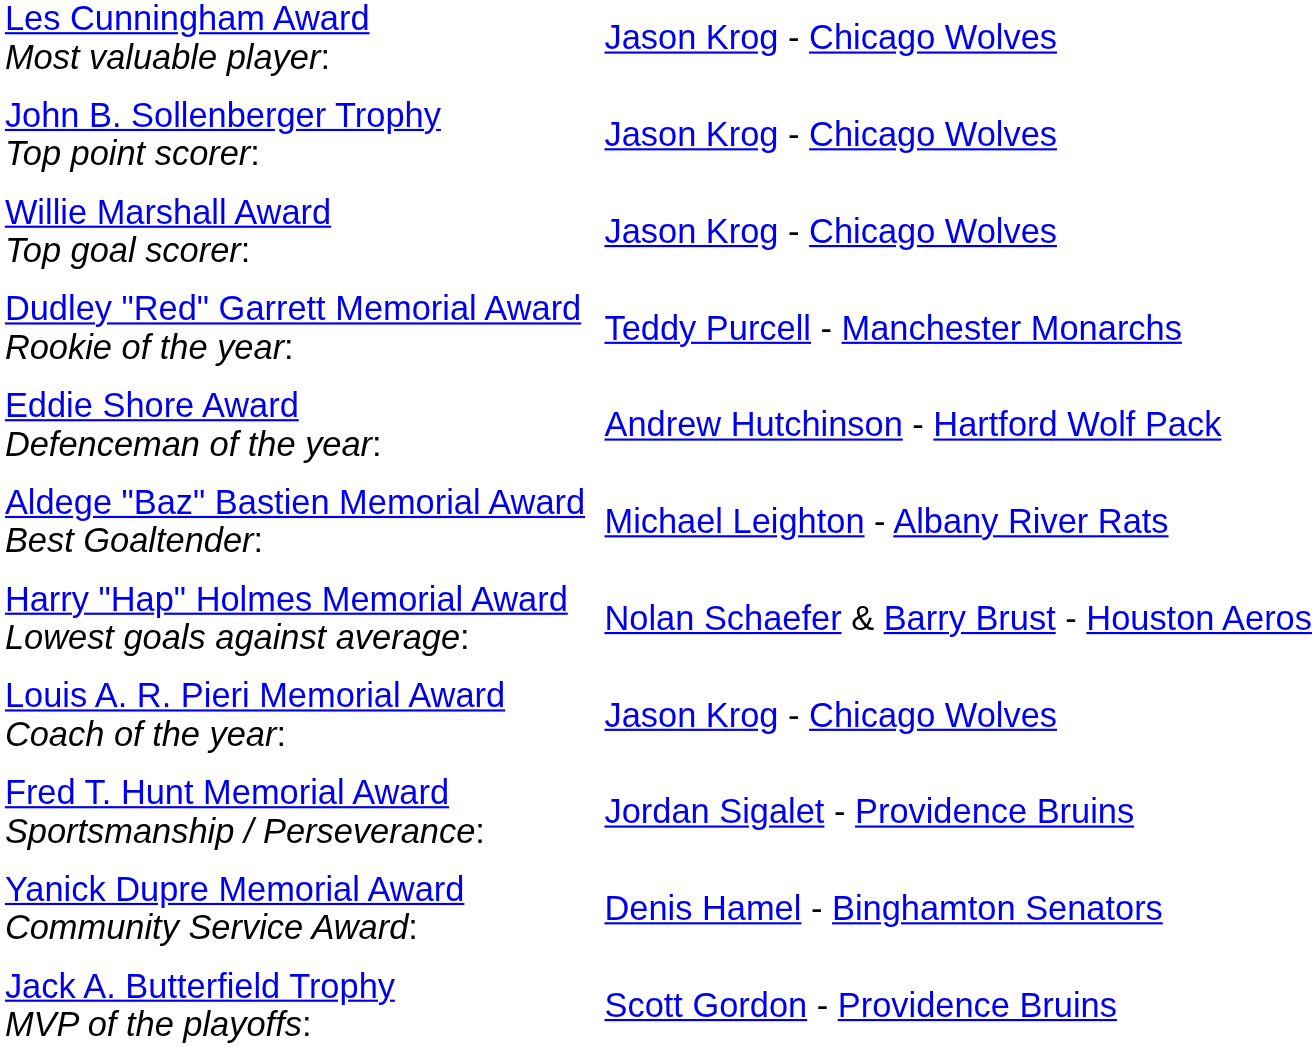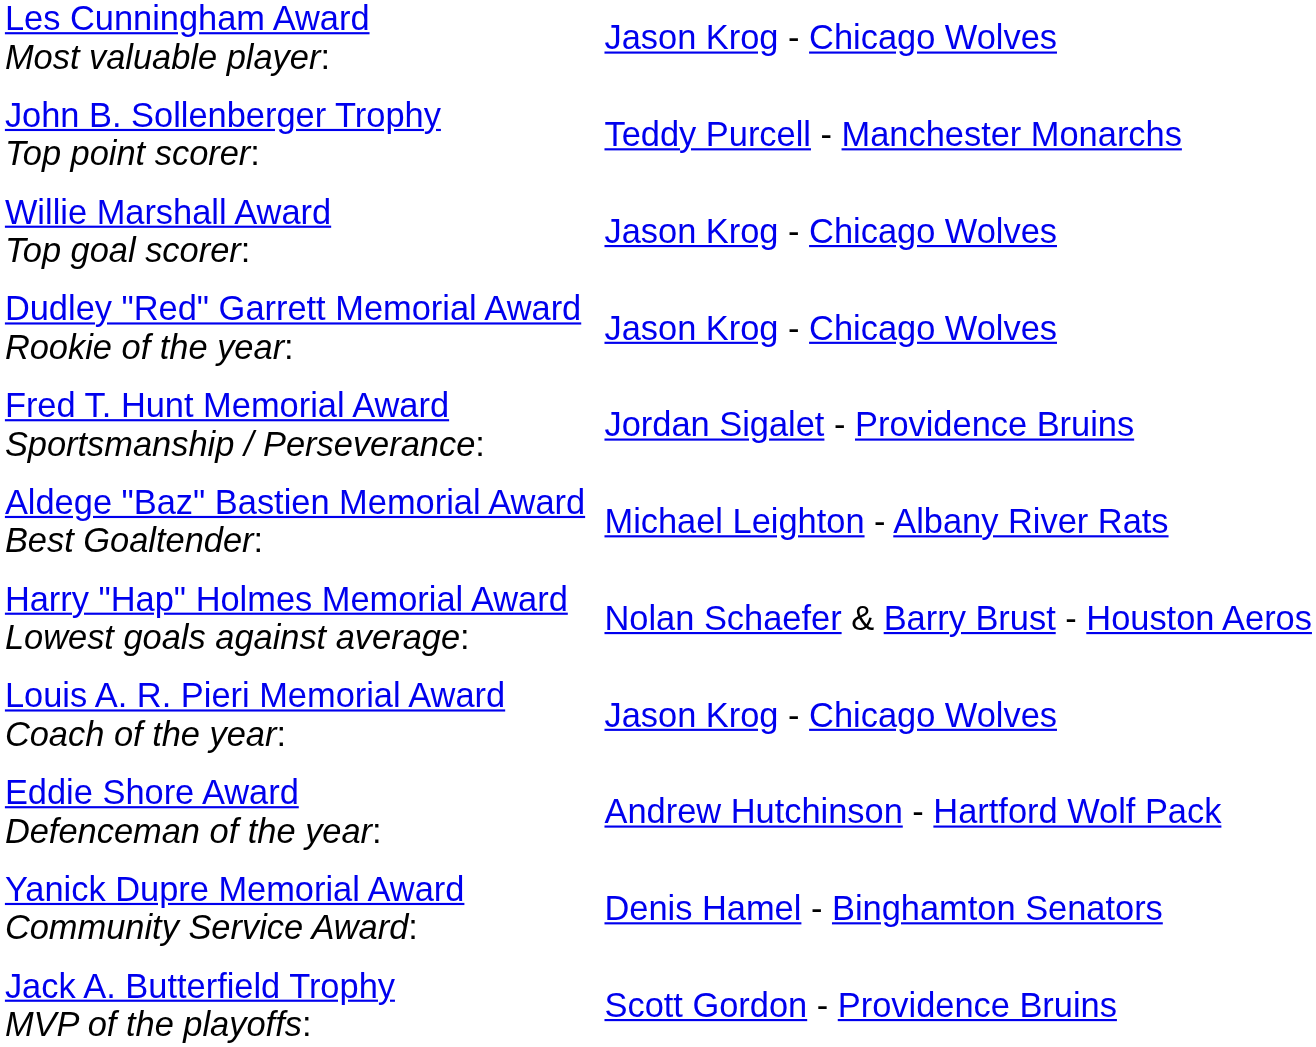(831, 134) Jason Krog - Chicago Wolves -> (893, 134) Teddy Purcell - Manchester Monarchs
(893, 328) Teddy Purcell - Manchester Monarchs -> (831, 328) Jason Krog - Chicago Wolves
rows swapped: (193, 425) <-> (245, 812)
